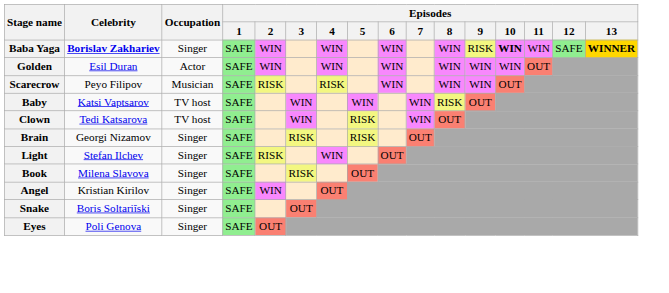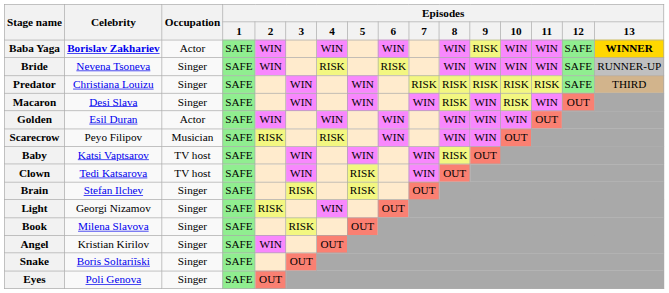(192, 48) Singer -> (192, 48) Actor
(510, 48) bold -> (516, 48) normal
+ row: (34, 66)
+ row: (34, 84)
+ row: (34, 102)
(113, 137) Georgi Nizamov -> (113, 191) Stefan Ilchev
(113, 155) Stefan Ilchev -> (113, 208) Georgi Nizamov
